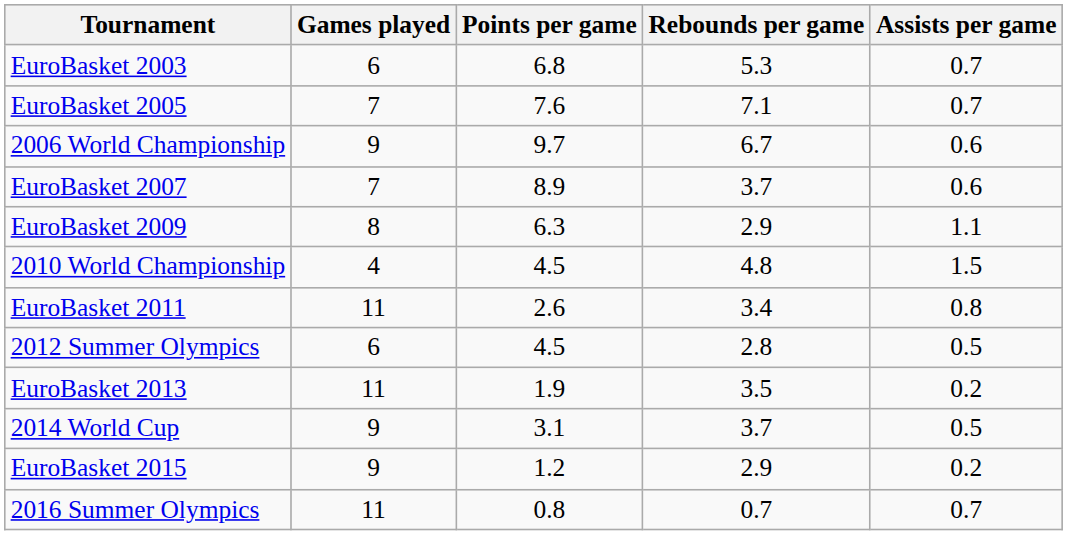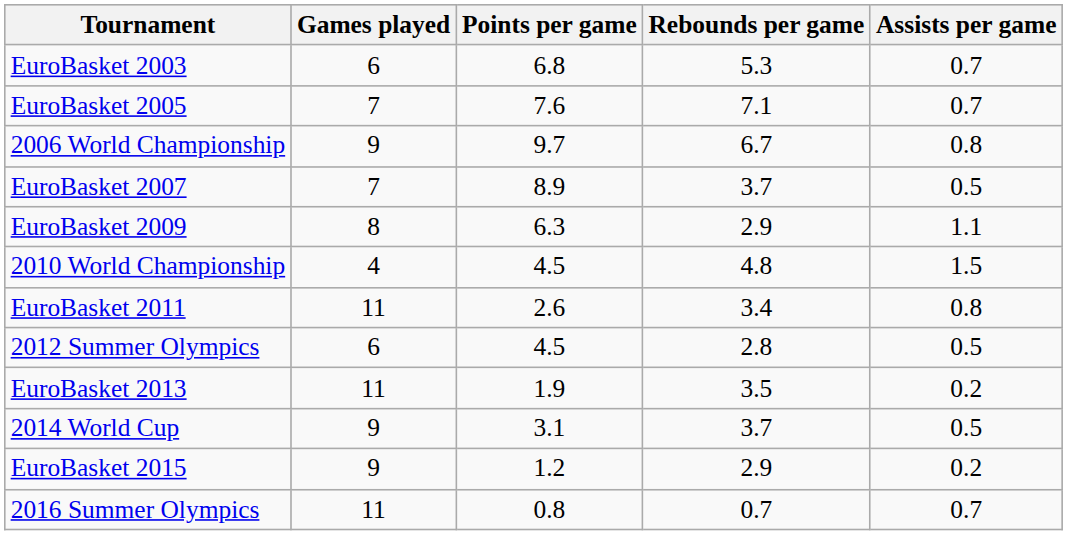(966, 145) 0.6 -> (966, 145) 0.8
(966, 186) 0.6 -> (966, 186) 0.5
